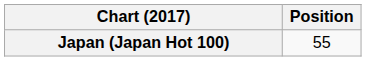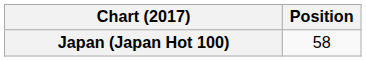(322, 42) 55 -> (322, 42) 58
